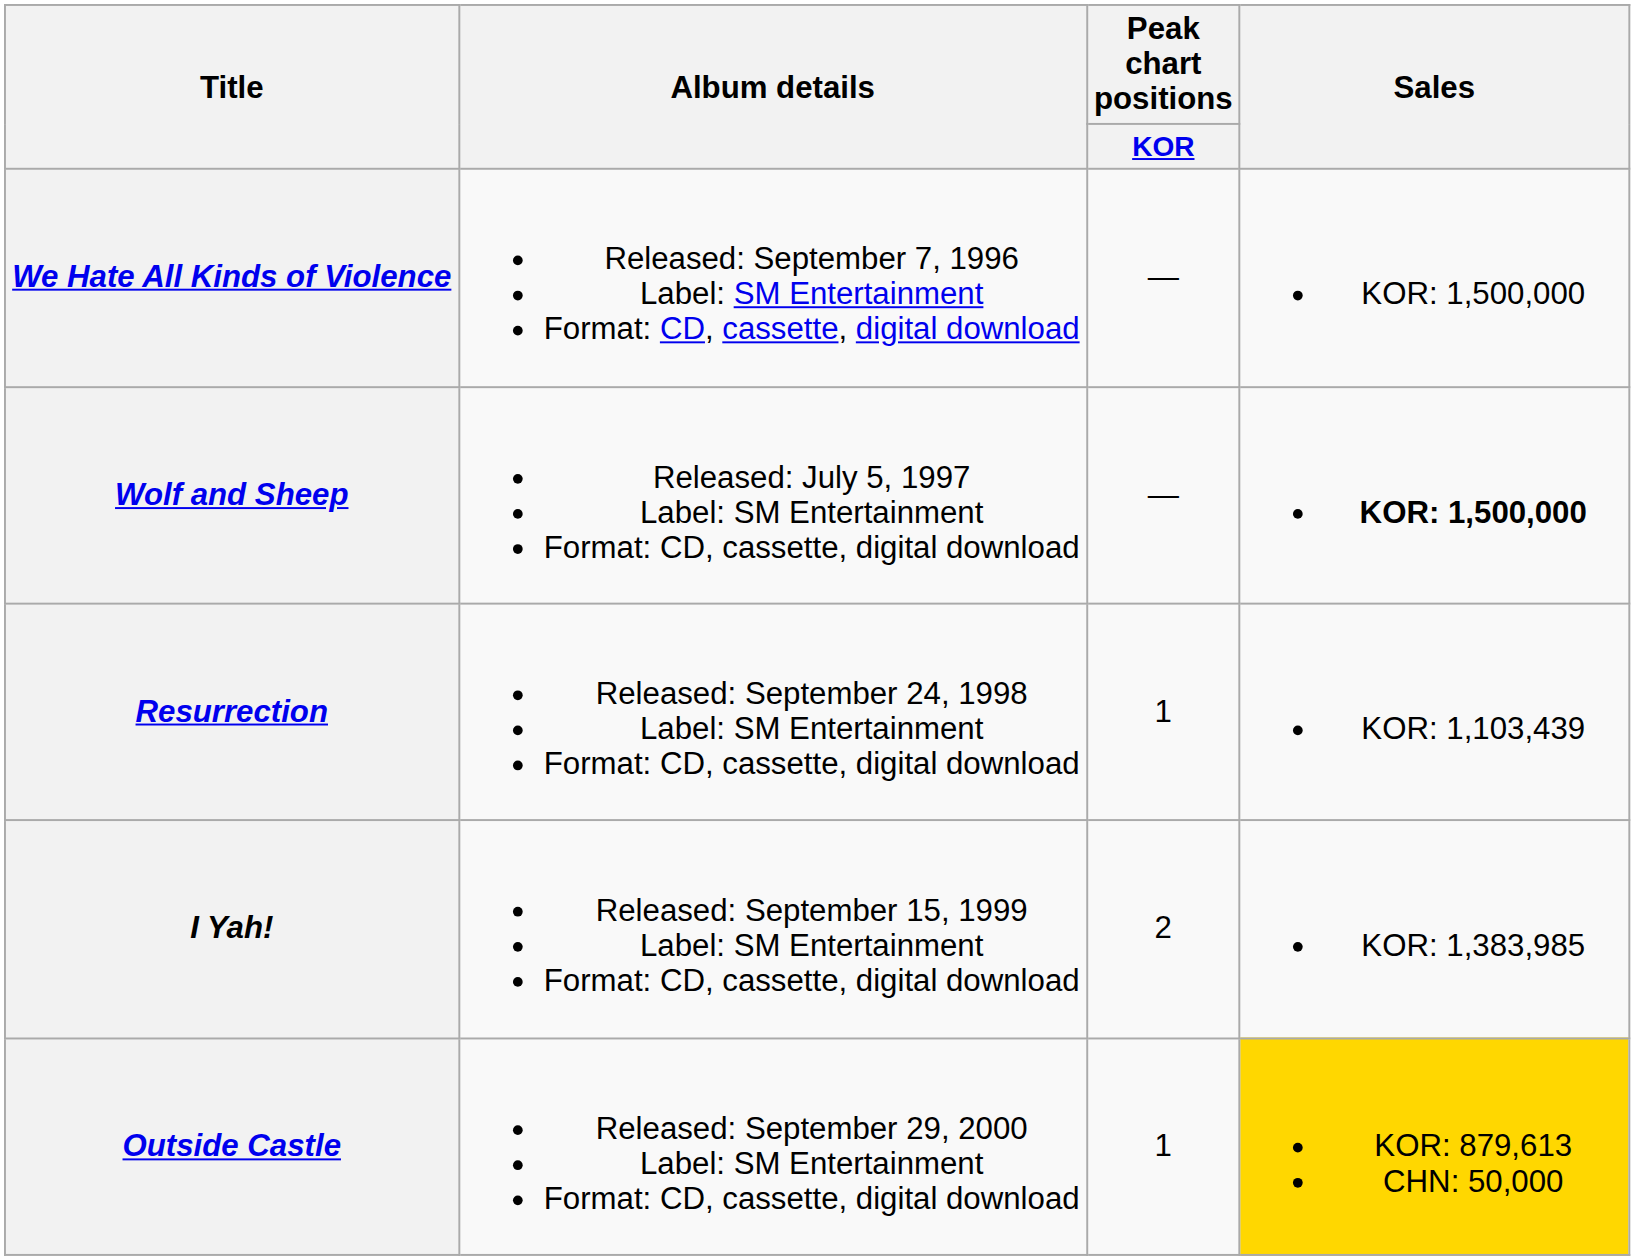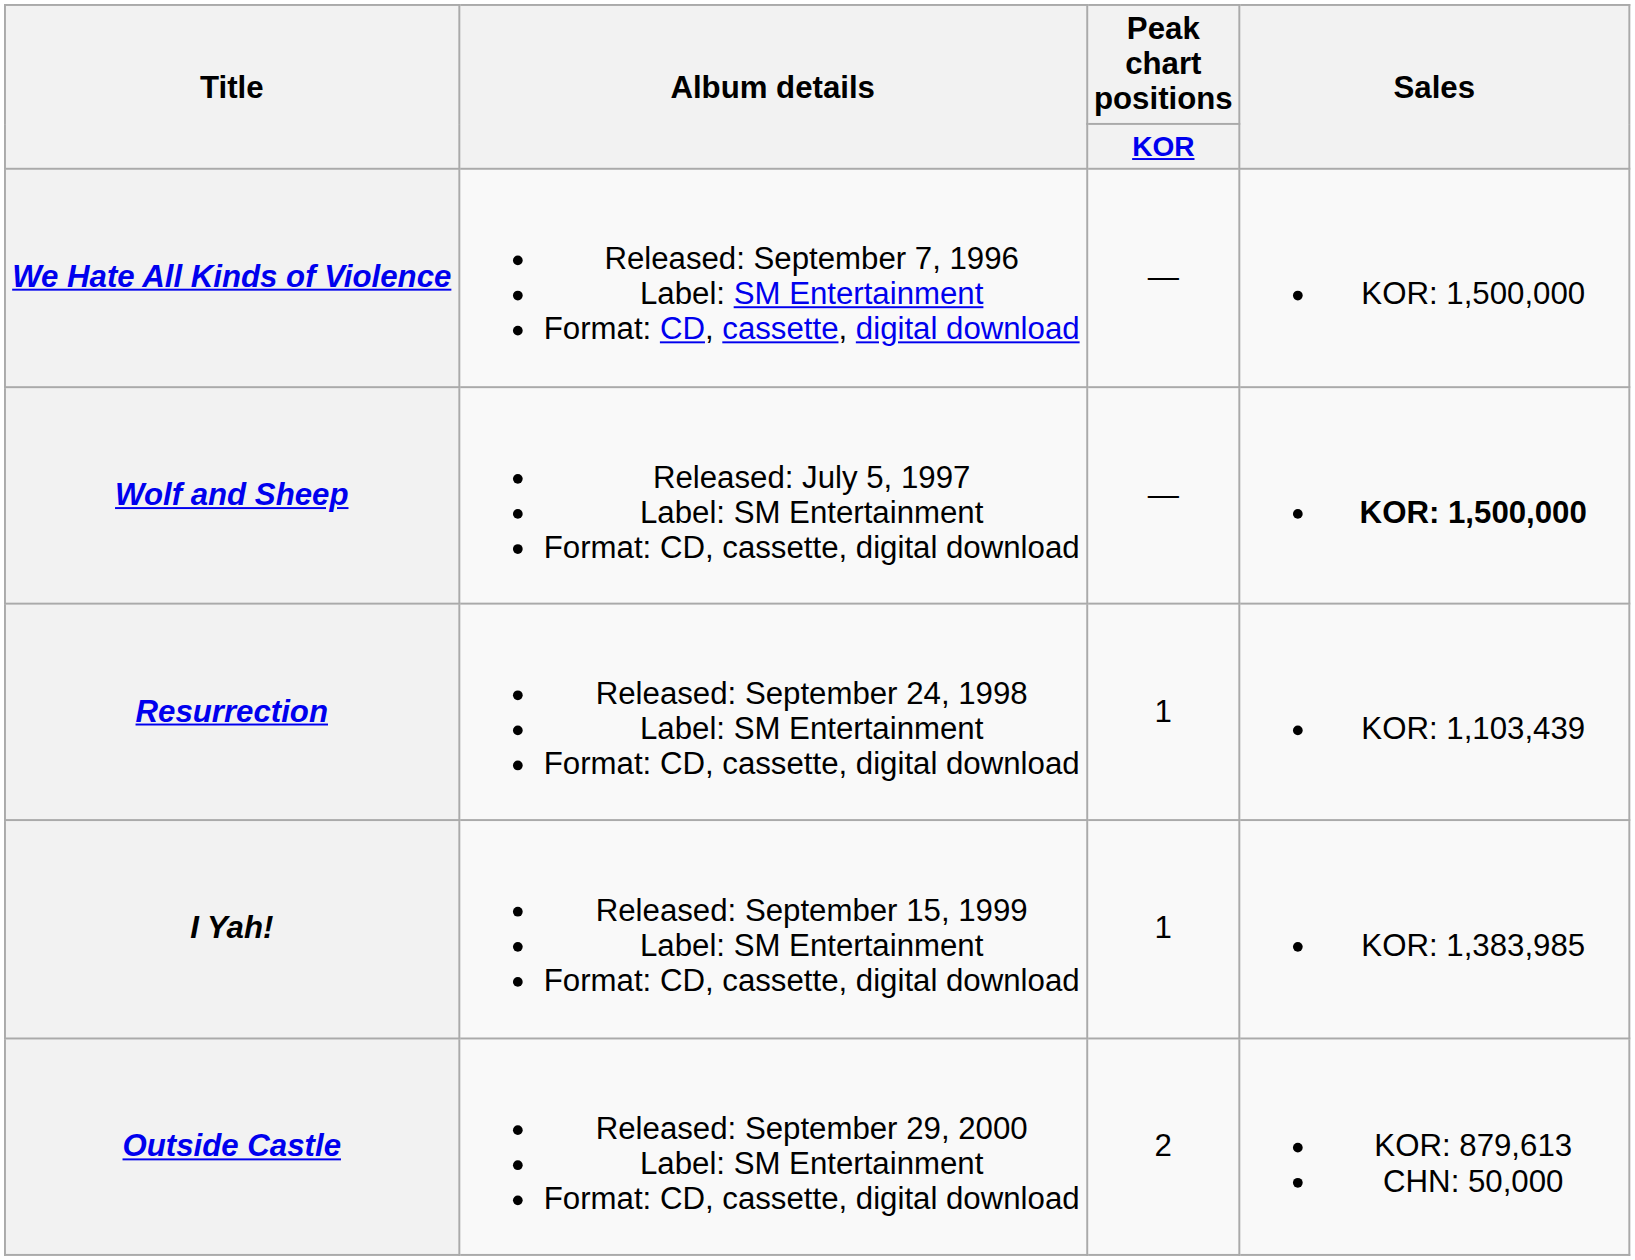(1163, 928) 2 -> (1163, 928) 1
(1163, 1145) 1 -> (1163, 1145) 2
(1434, 1164) gold background -> (1434, 1164) no background
